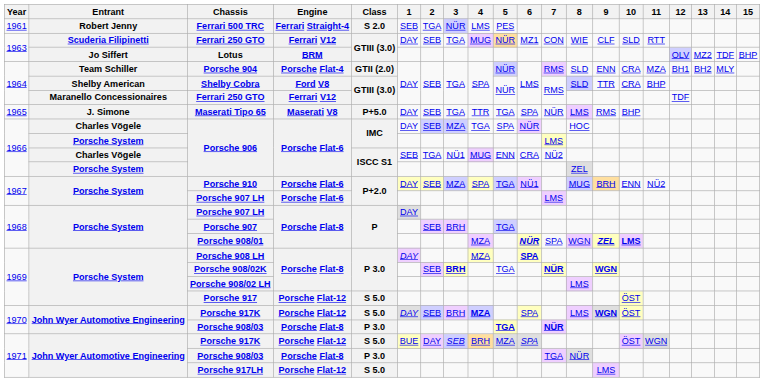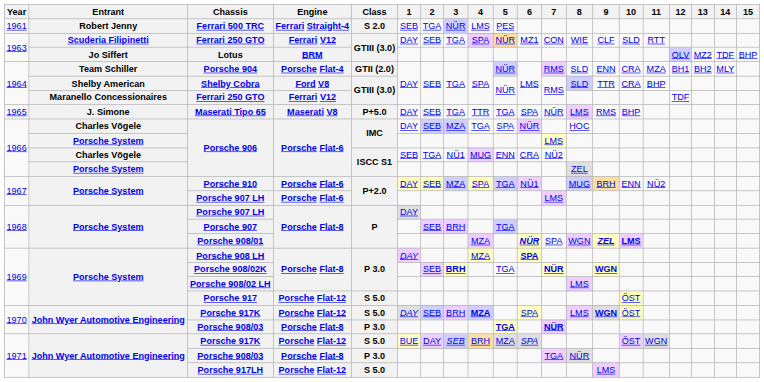(481, 41) MUG -> (481, 41) SPA
